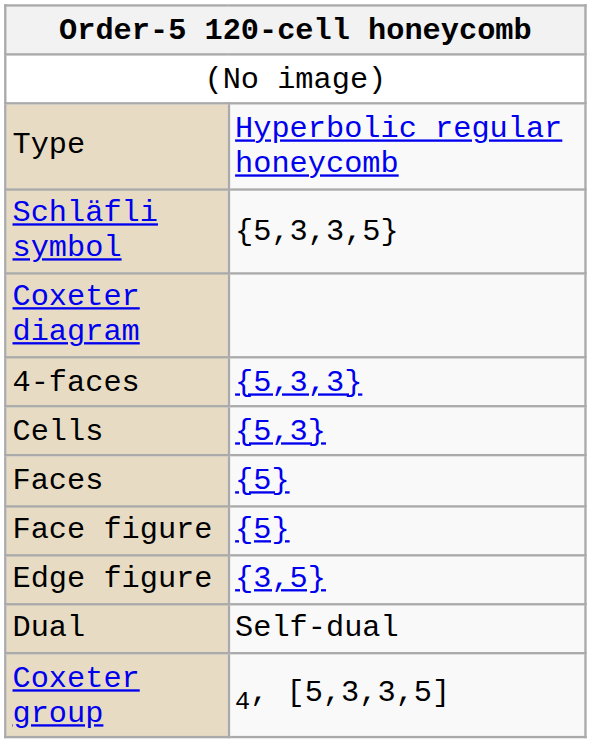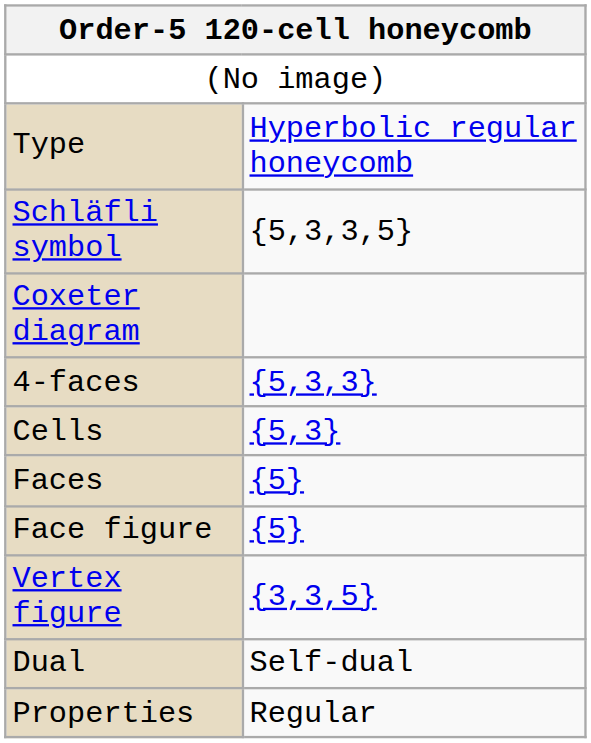- row: (112, 579)
+ row: (67, 597)
- row: (76, 695)
+ row: (103, 713)
